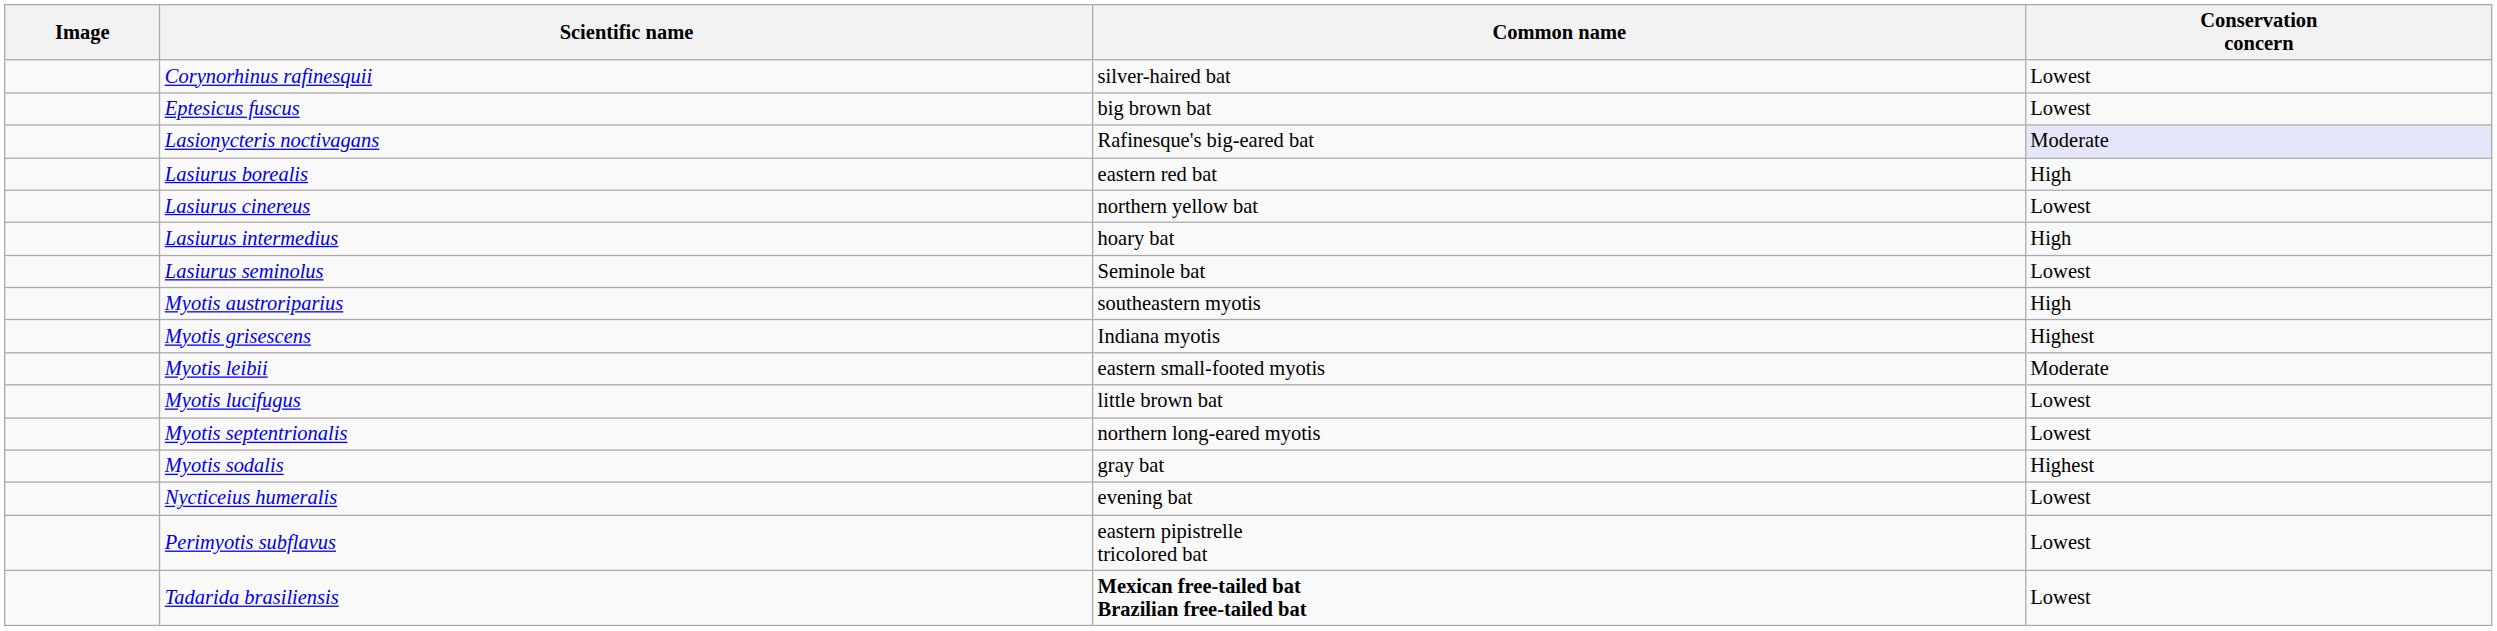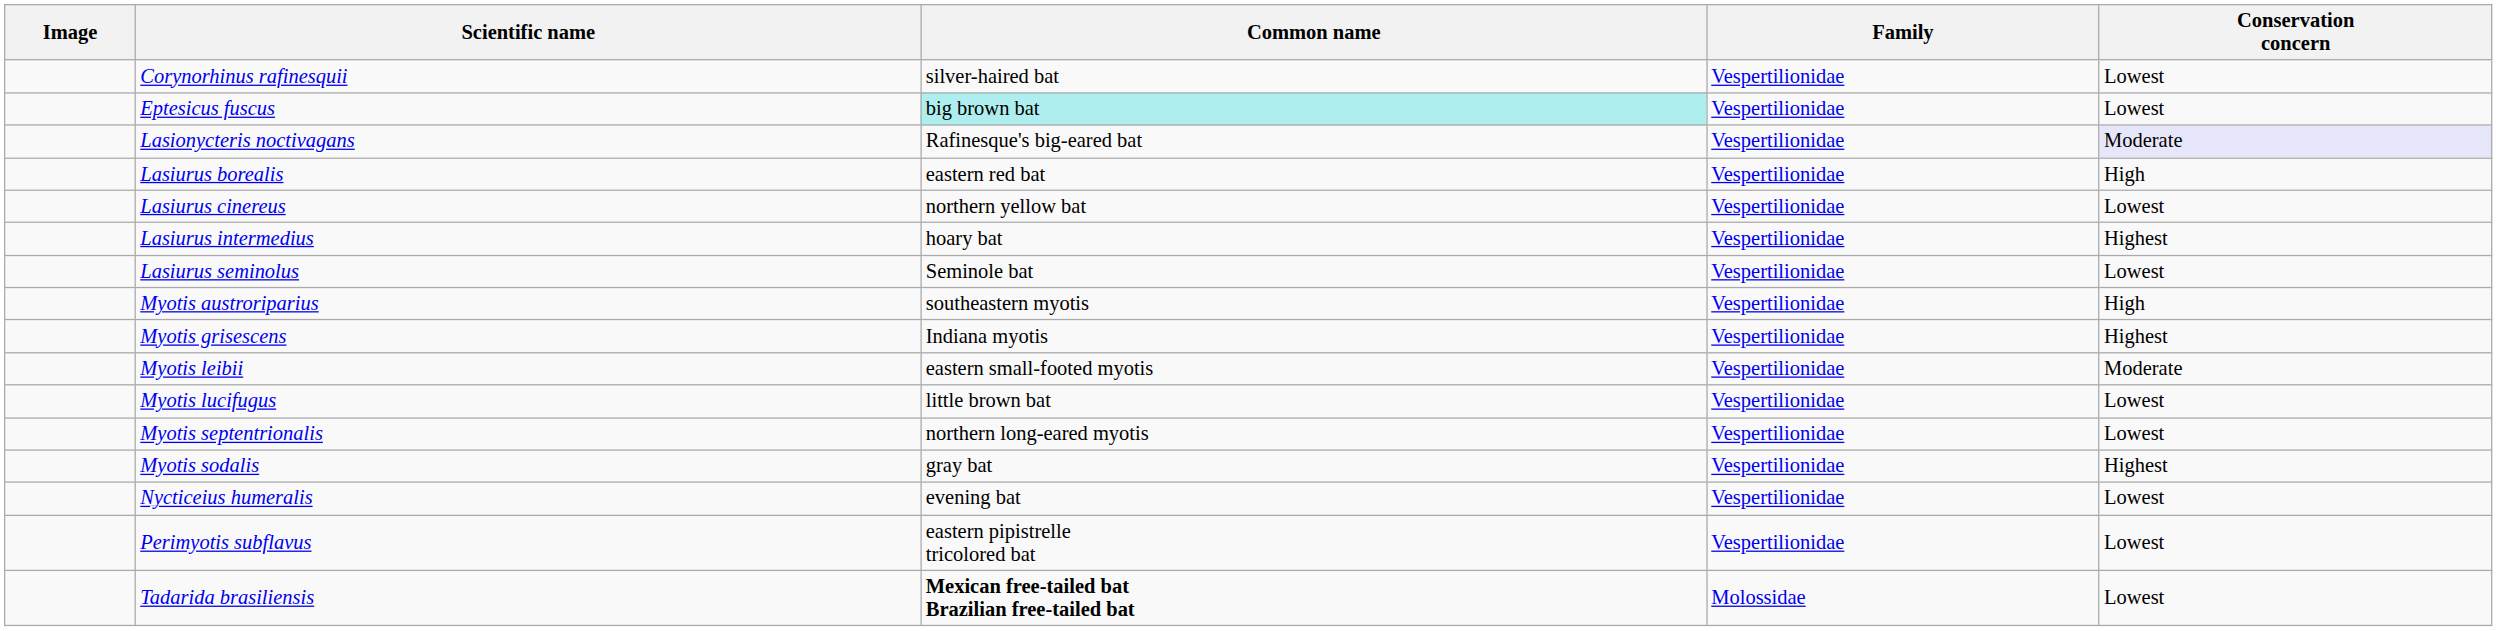+ column: (1903, 32)
(1154, 108) no background -> (983, 108) paleturquoise background
(2051, 238) High -> (2136, 238) Highest
